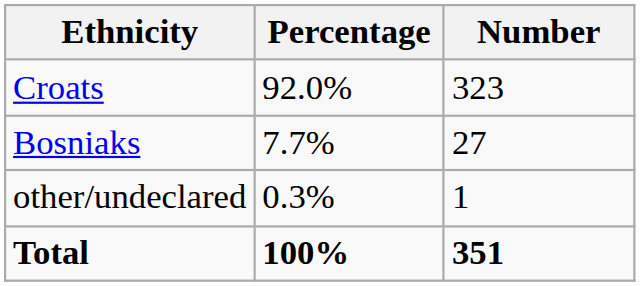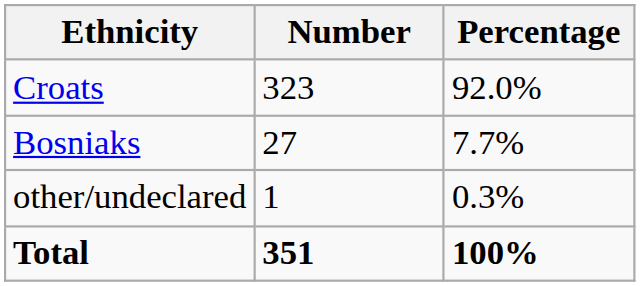columns swapped: (539, 32) <-> (349, 32)
